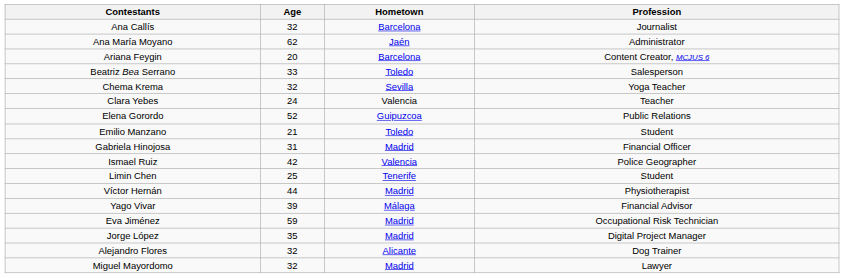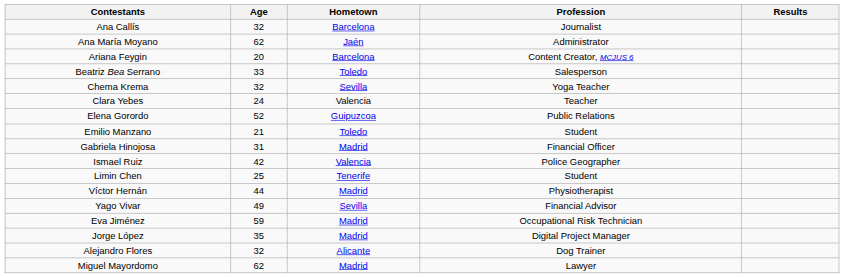+ column: (790, 12)
(292, 206) 39 -> (259, 206) 49
(399, 206) Málaga -> (353, 206) Sevilla
(292, 265) 32 -> (259, 265) 62
